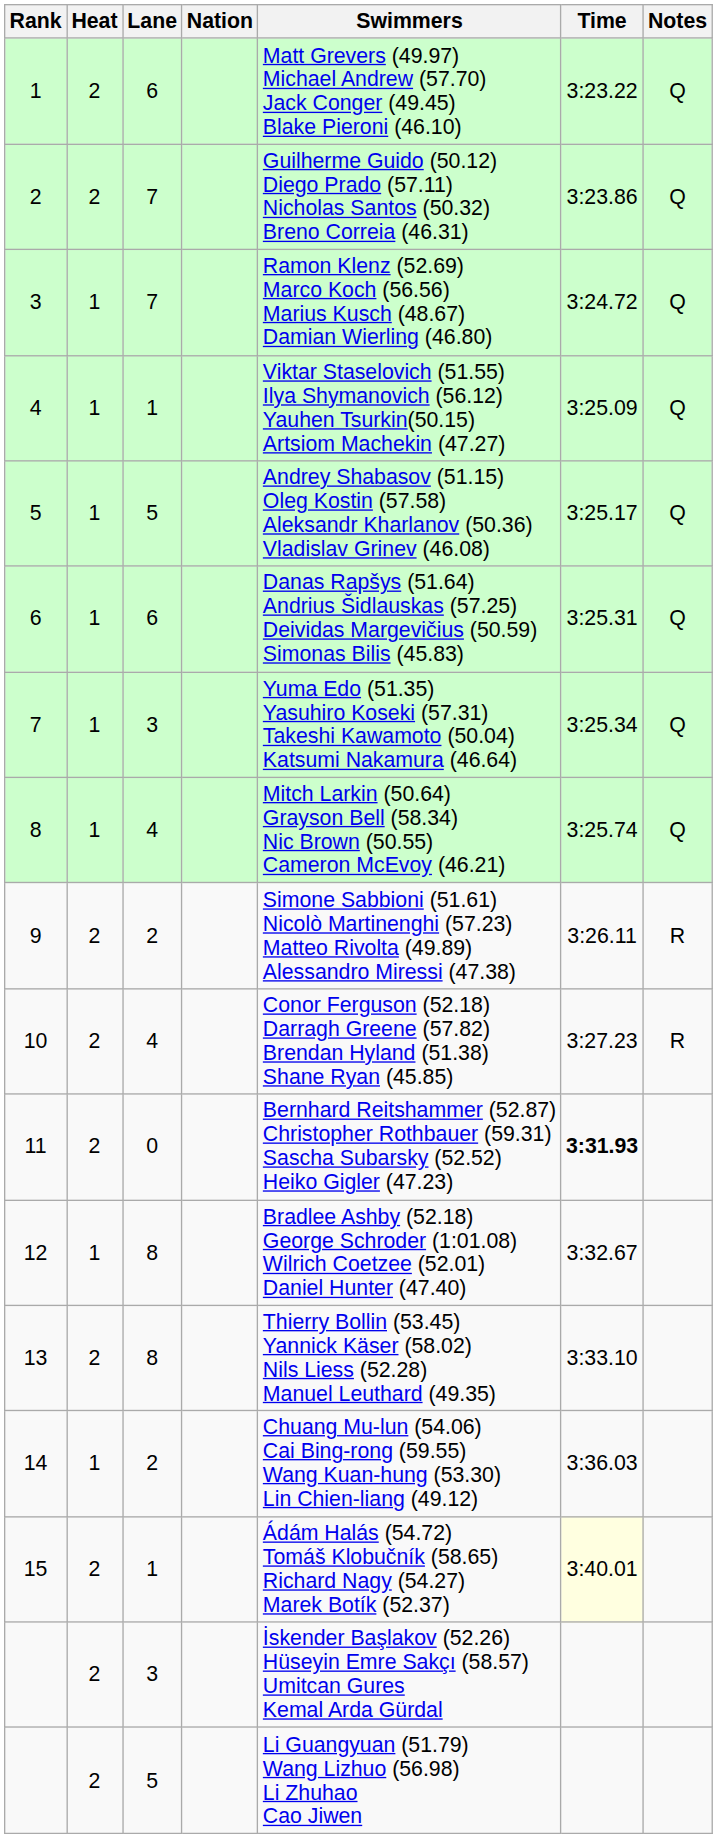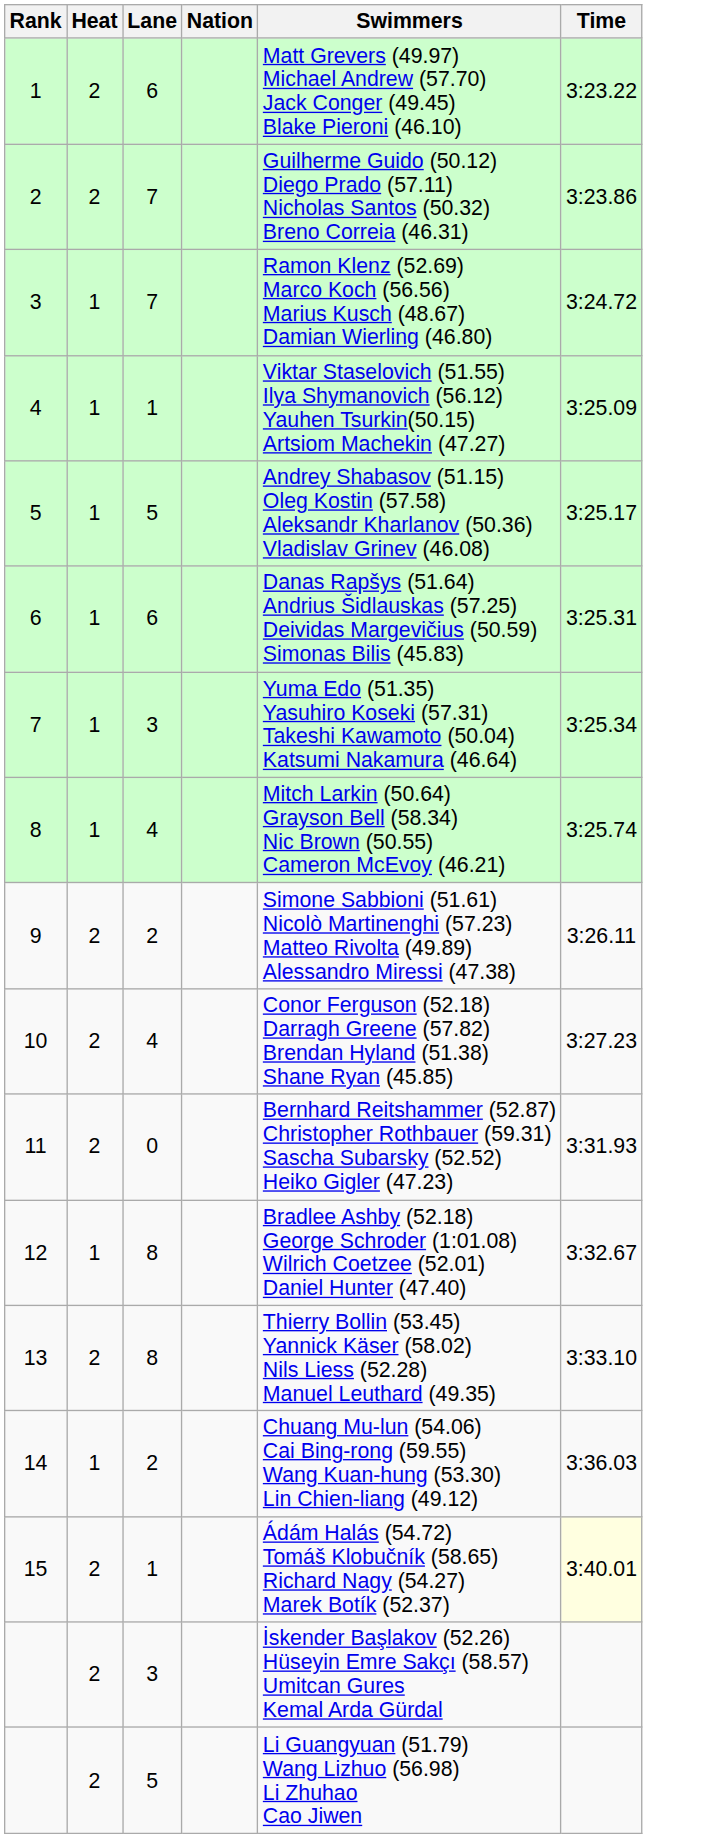- column: (678, 21)
(602, 1146) bold -> (601, 1146) normal
